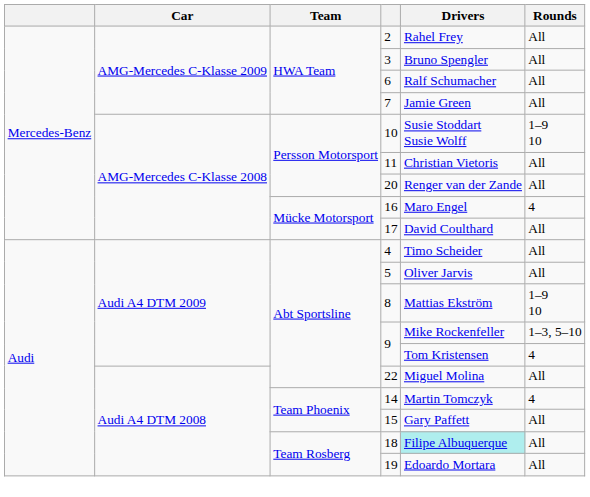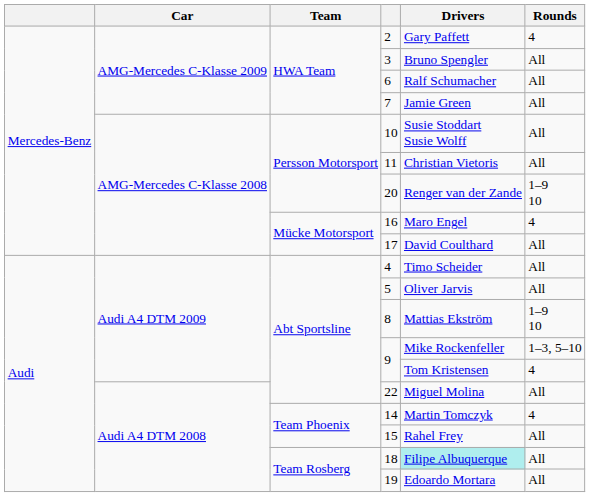(433, 37) Rahel Frey -> (437, 37) Gary Paffett
(537, 37) All -> (532, 37) 4
(538, 132) 1–9 10 -> (537, 132) All
(537, 184) All -> (538, 192) 1–9 10
(437, 420) Gary Paffett -> (433, 435) Rahel Frey
